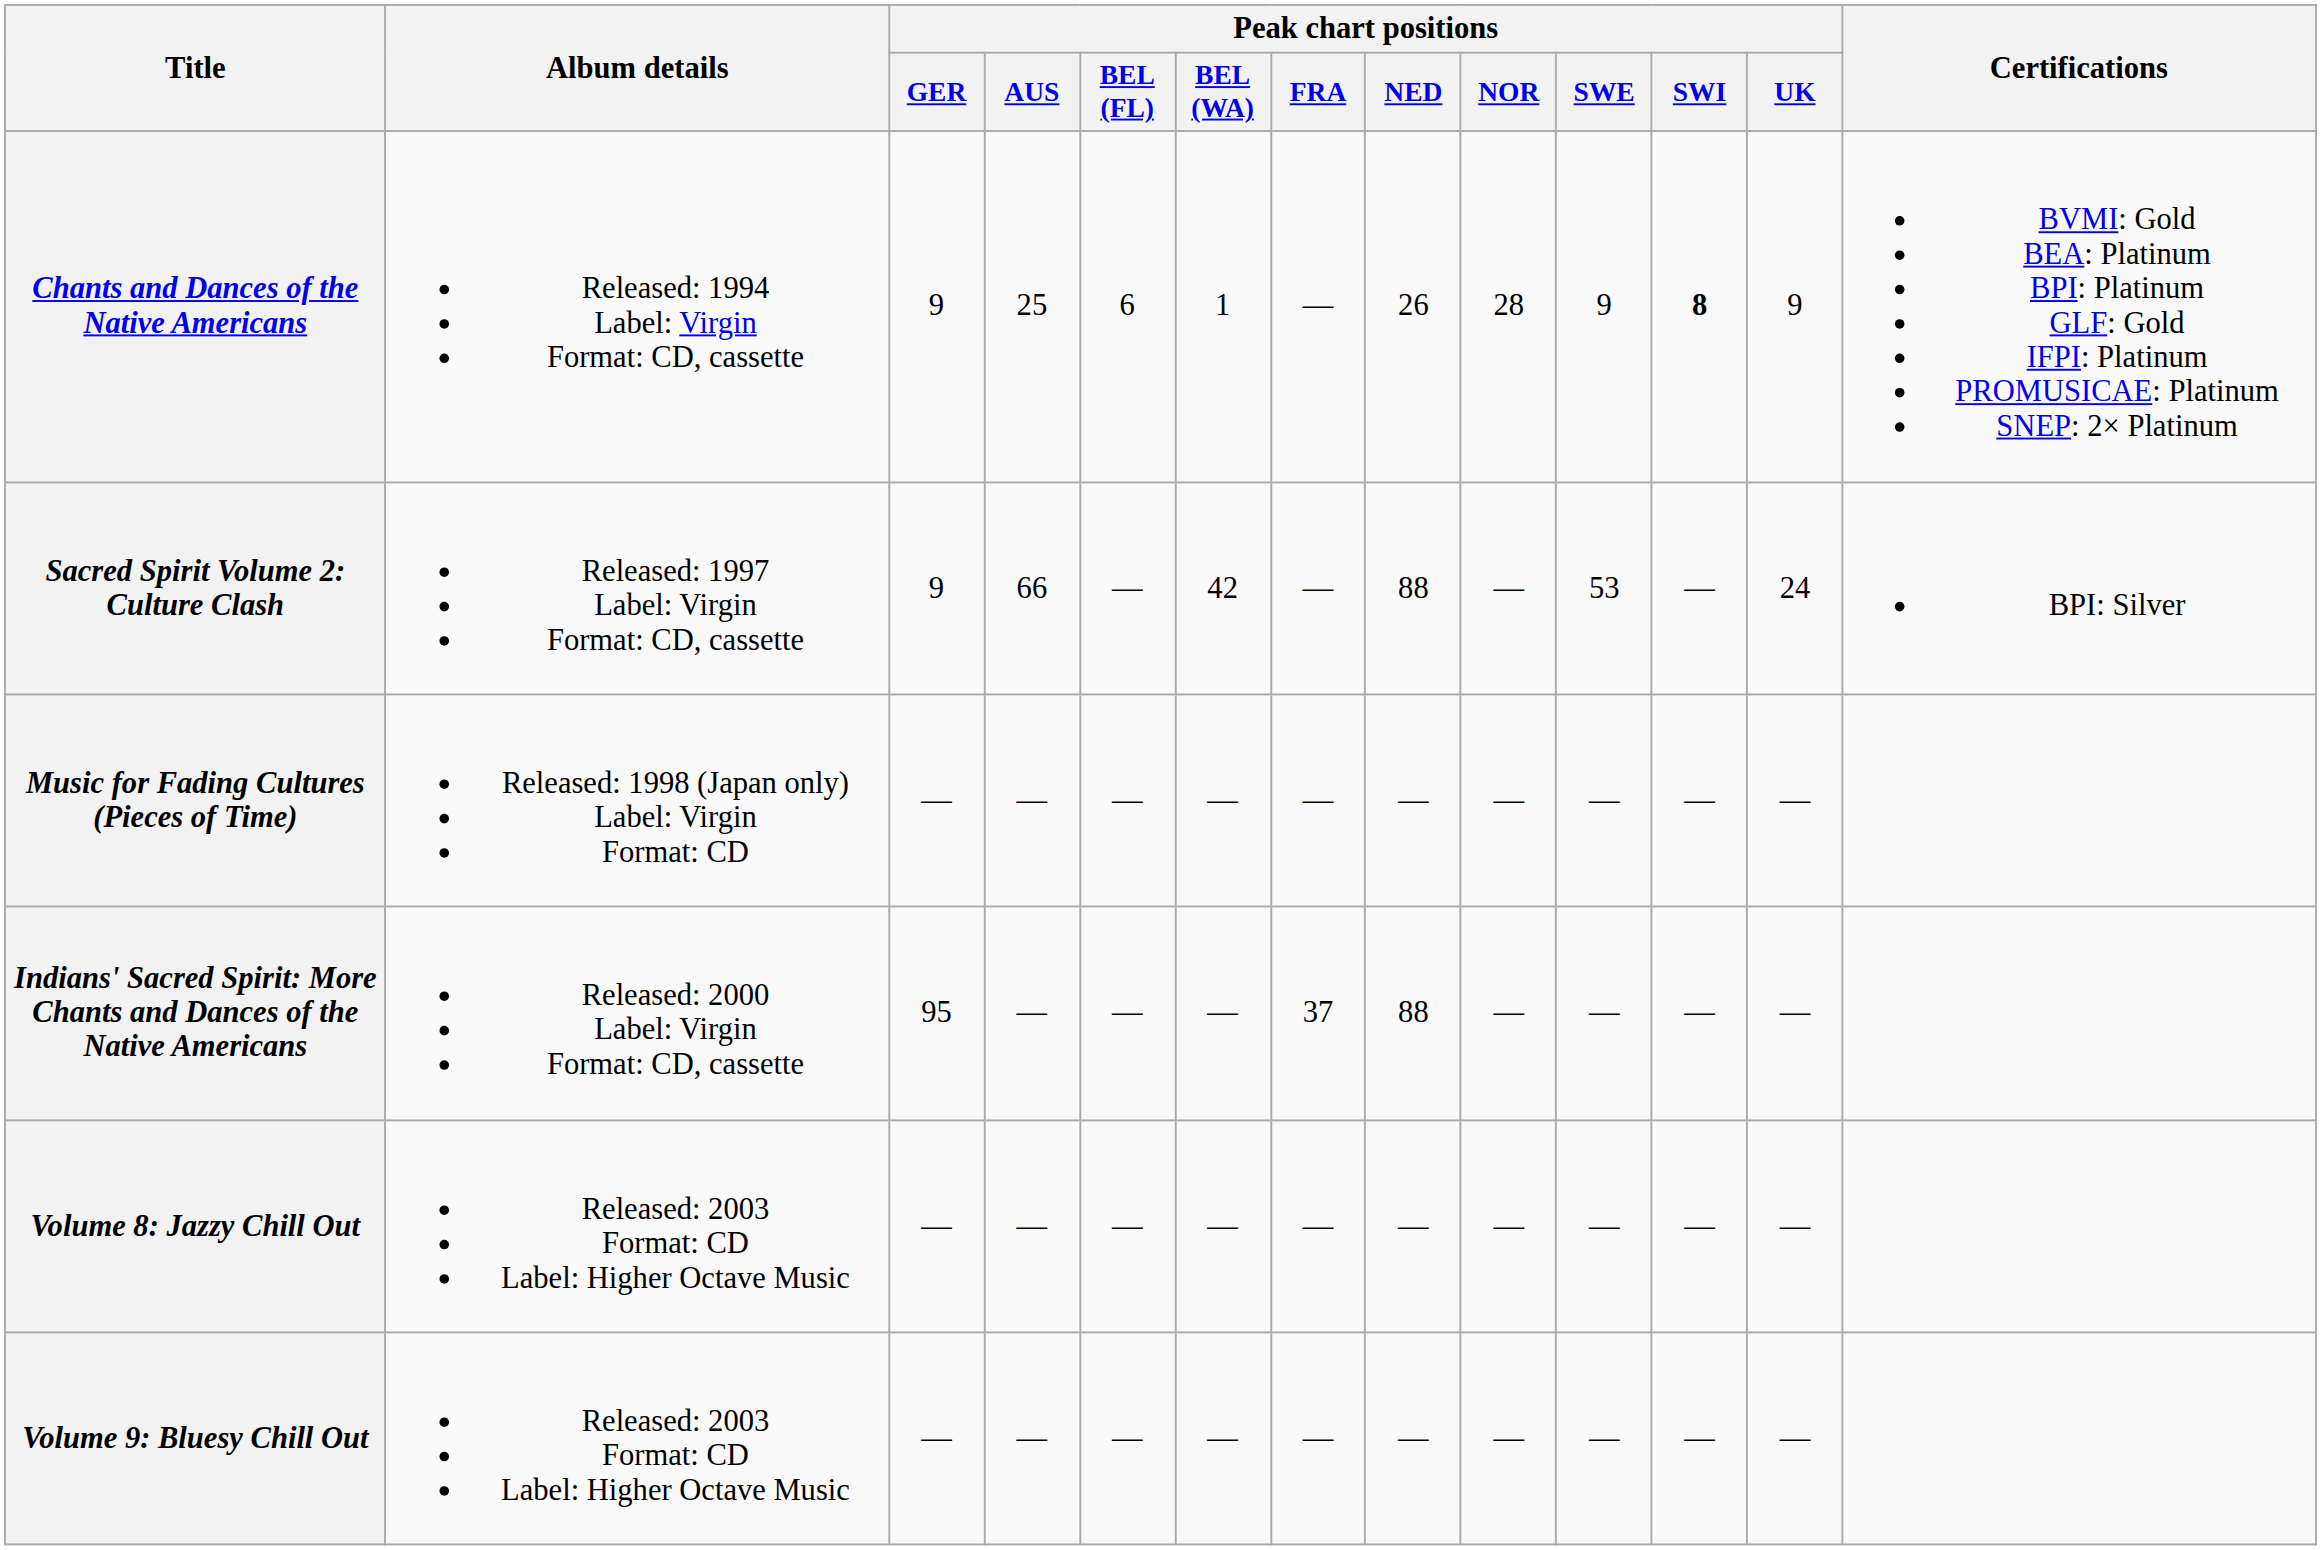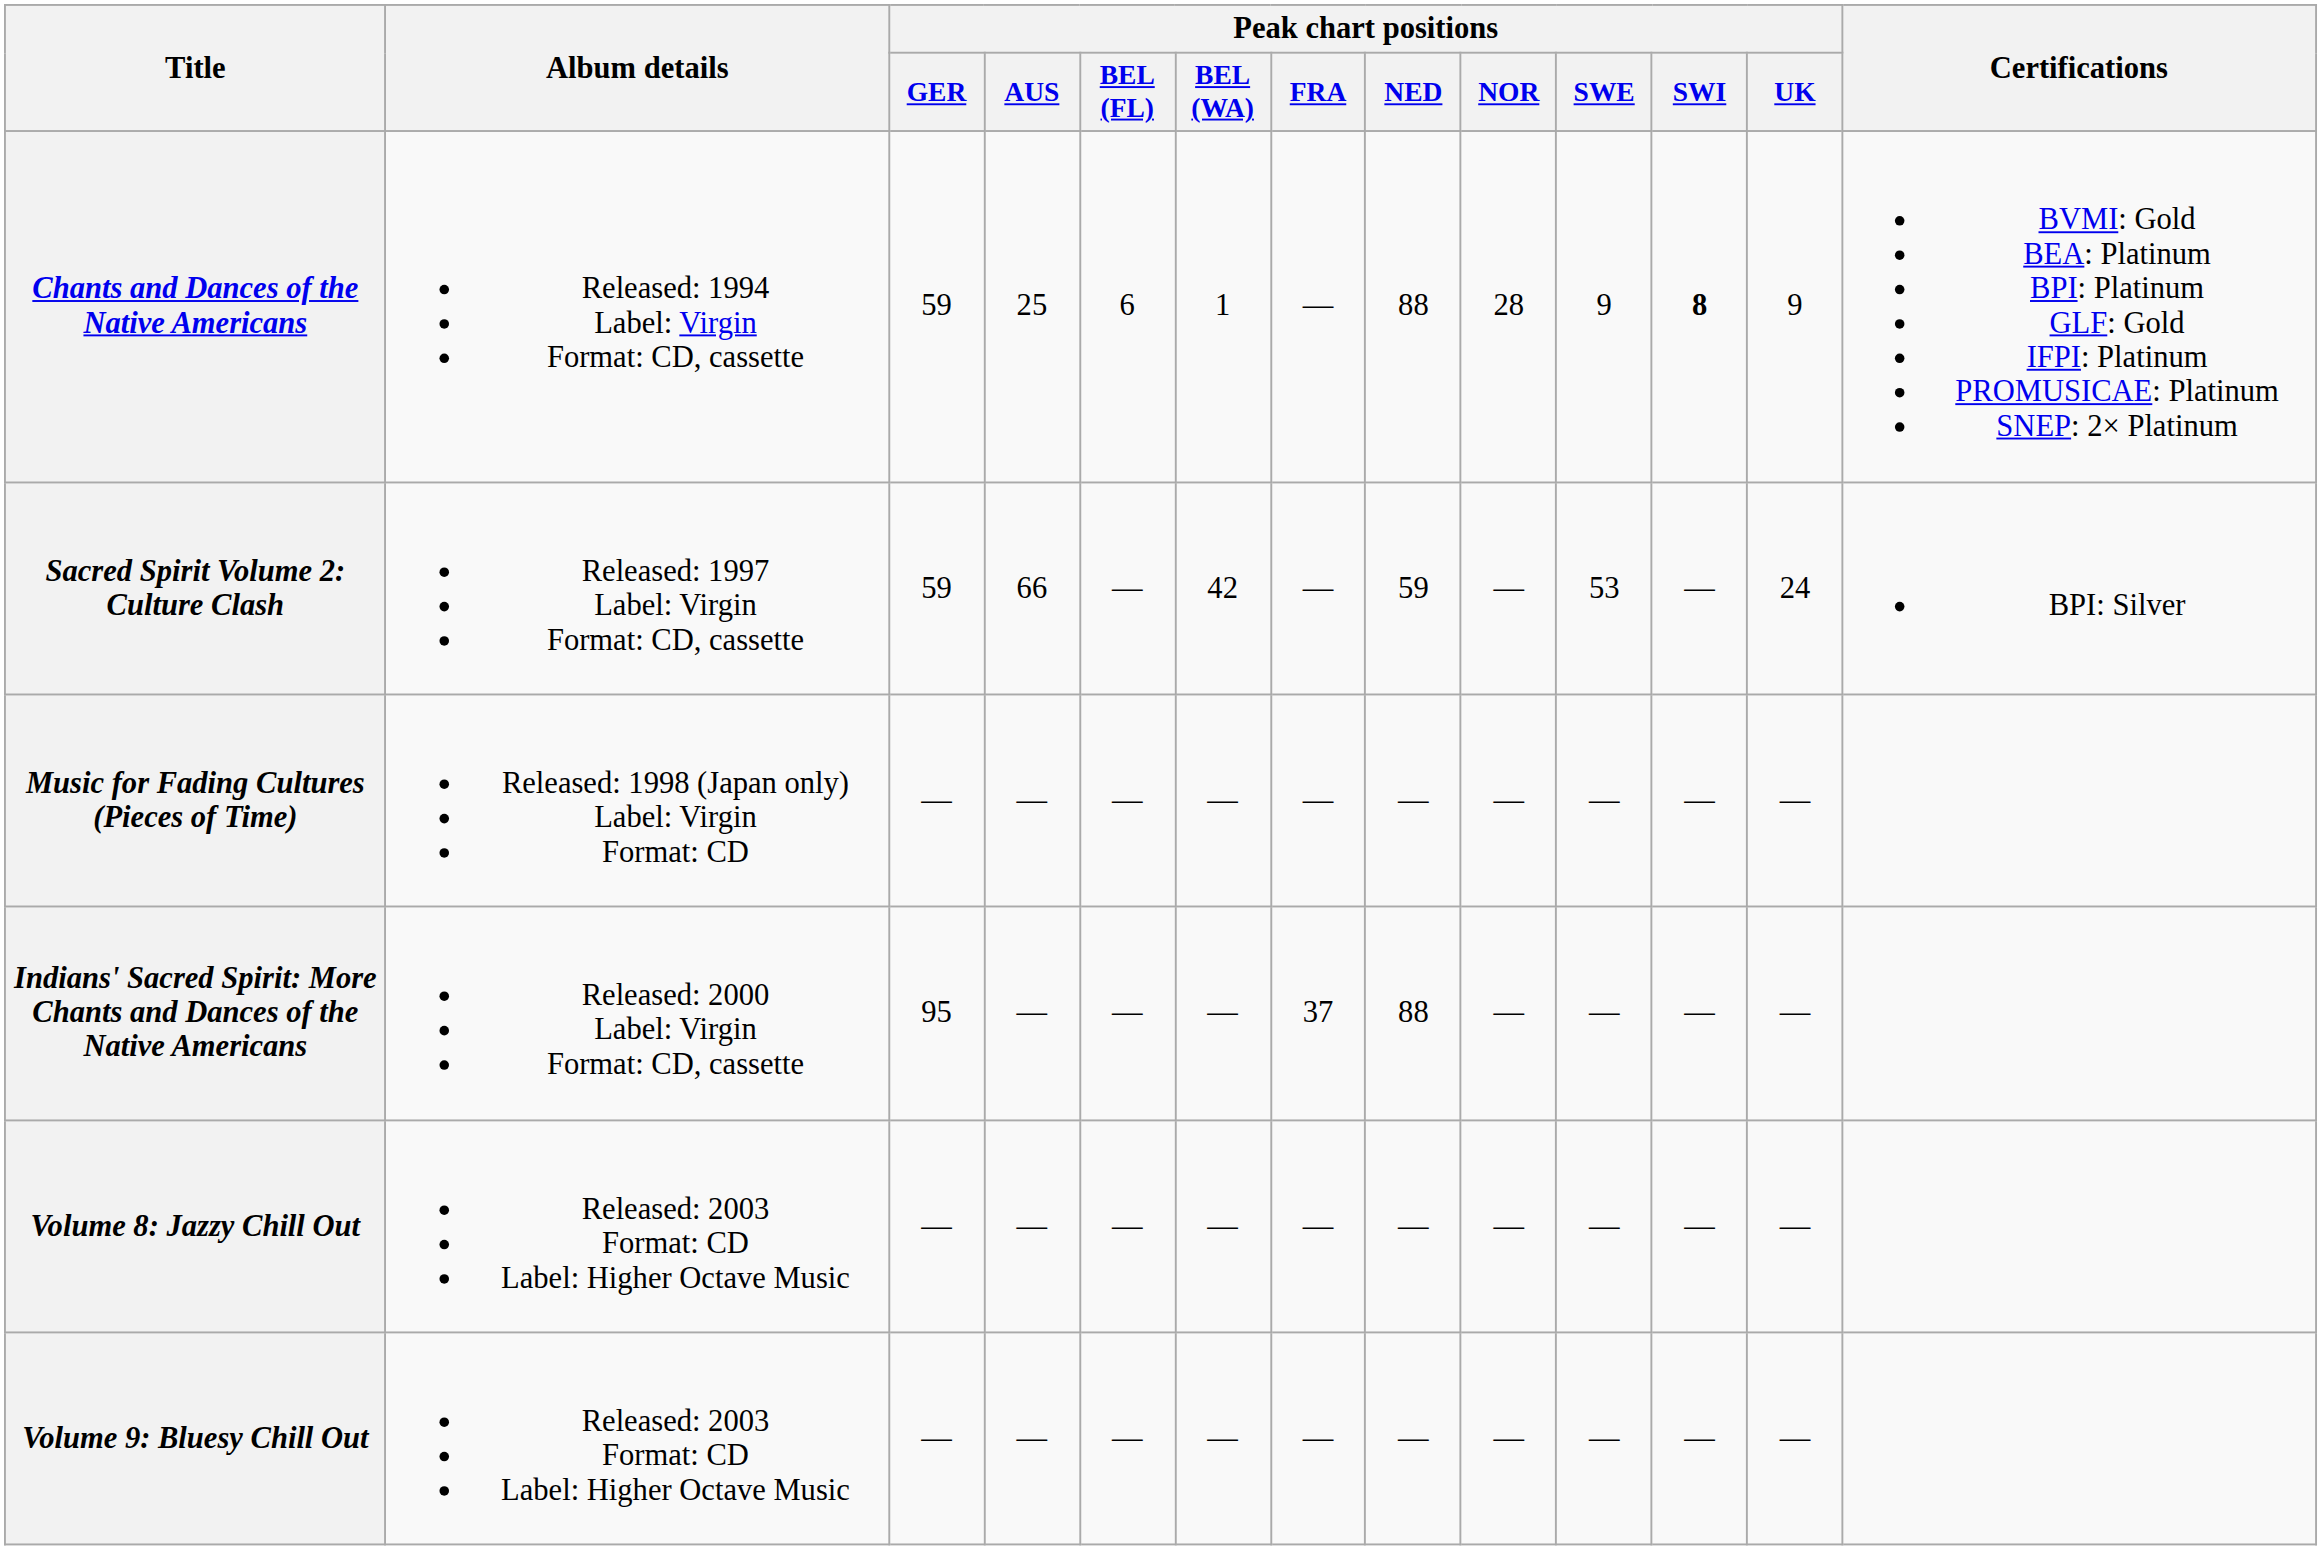(936, 305) 9 -> (936, 305) 59
(1413, 305) 26 -> (1413, 305) 88
(936, 587) 9 -> (936, 587) 59
(1413, 587) 88 -> (1413, 587) 59
